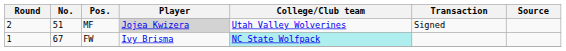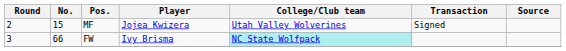(58, 26) 51 -> (58, 26) 15
(155, 26) lightgrey background -> (155, 26) no background
(9, 40) 1 -> (9, 40) 3
(58, 40) 67 -> (58, 40) 66
